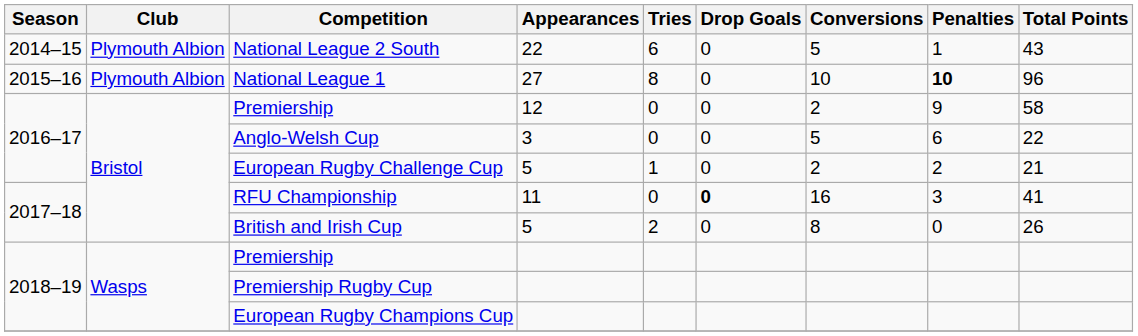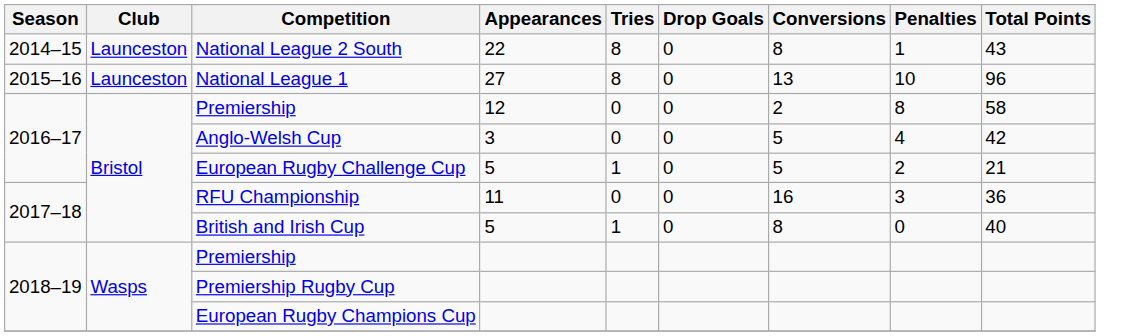(158, 49) Plymouth Albion -> (139, 49) Launceston
(653, 49) 6 -> (616, 49) 8
(815, 49) 5 -> (778, 49) 8
(158, 78) Plymouth Albion -> (139, 78) Launceston
(820, 78) 10 -> (783, 78) 13
(942, 78) bold -> (905, 78) normal
(937, 108) 9 -> (900, 108) 8
(937, 138) 6 -> (900, 138) 4
(1033, 138) 22 -> (996, 138) 42
(815, 167) 2 -> (778, 167) 5
(706, 197) bold -> (668, 197) normal
(1033, 197) 41 -> (996, 197) 36
(653, 227) 2 -> (616, 227) 1
(1033, 227) 26 -> (996, 227) 40
